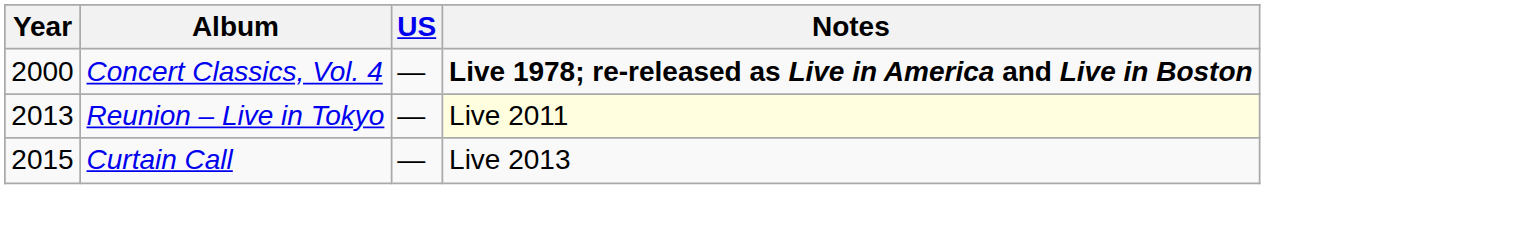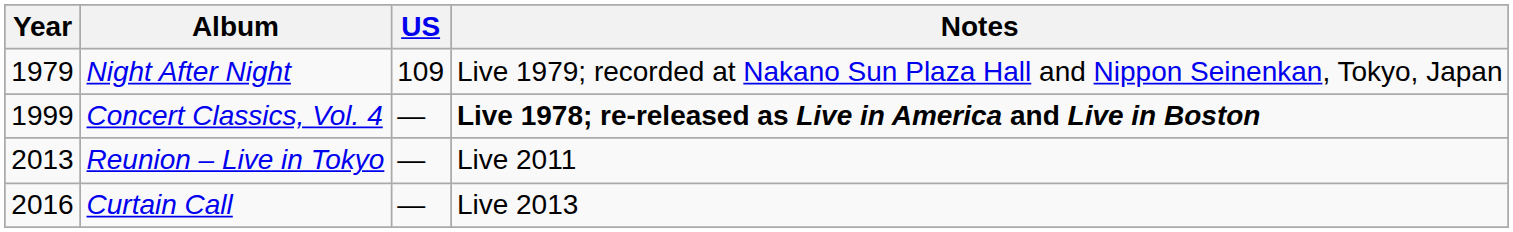+ row: (189, 71)
(42, 71) 2000 -> (42, 115) 1999
(509, 115) lightyellow background -> (517, 159) no background
(42, 159) 2015 -> (42, 204) 2016
